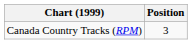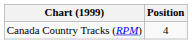(166, 30) 3 -> (166, 30) 4
